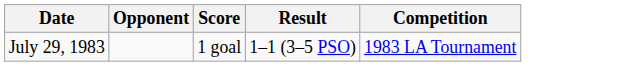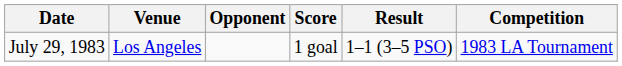+ column: (157, 18)
